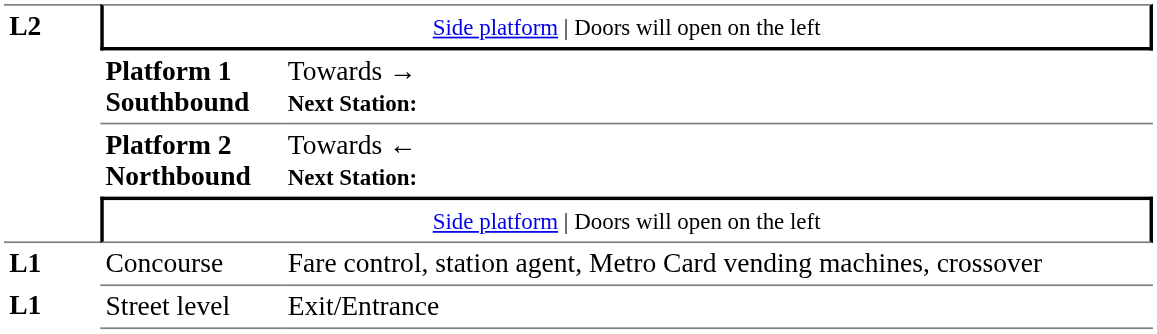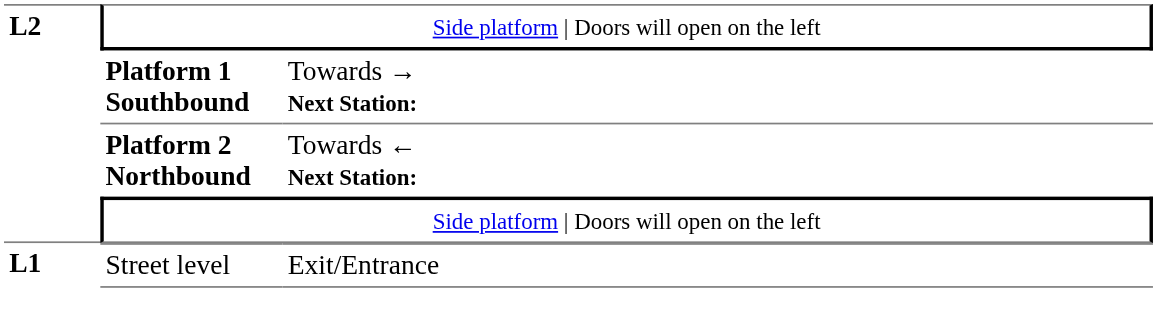- row: (164, 263)
